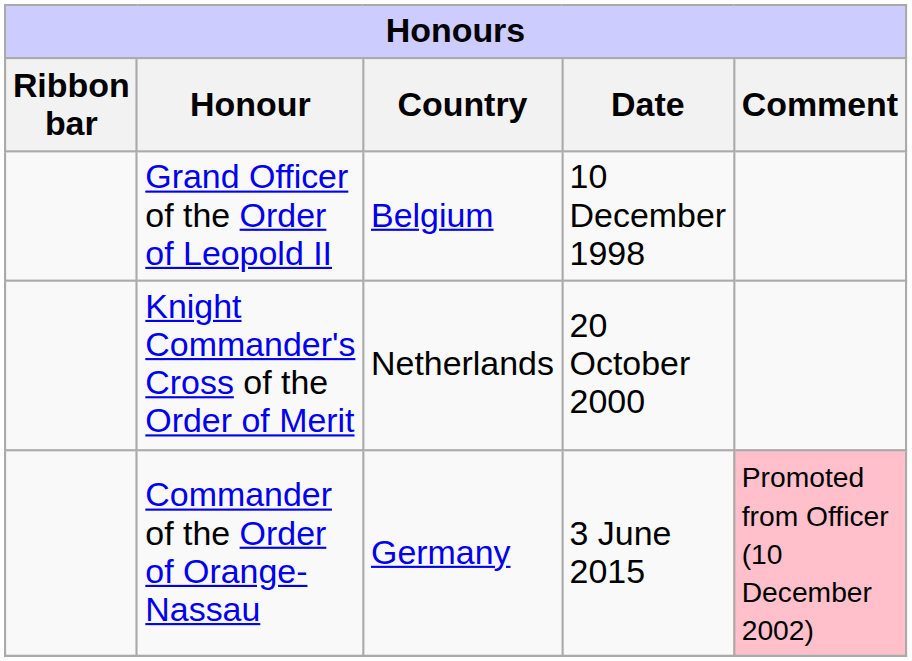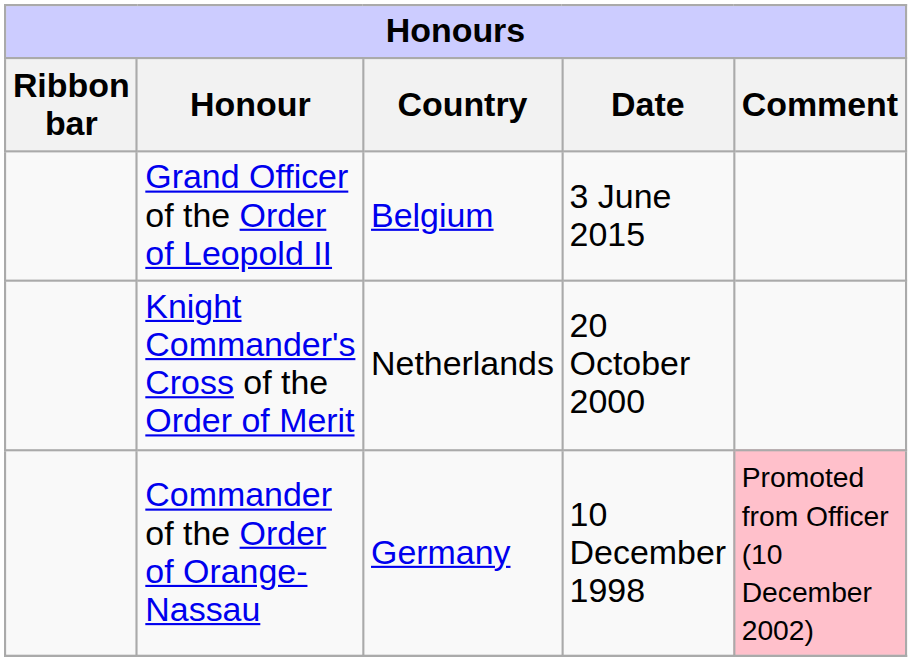(648, 215) 10 December 1998 -> (621, 215) 3 June 2015
(621, 551) 3 June 2015 -> (648, 551) 10 December 1998
